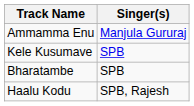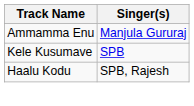- row: (40, 71)
